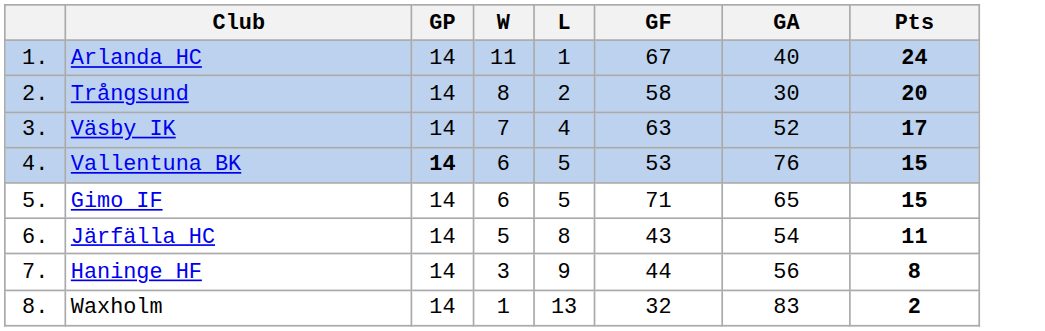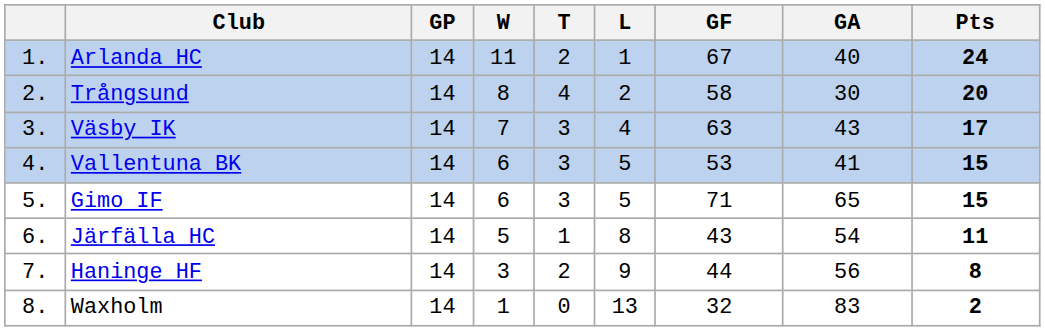+ column: (564, 23)
(786, 129) 52 -> (847, 129) 43
(442, 165) bold -> (442, 165) normal
(786, 165) 76 -> (847, 165) 41
